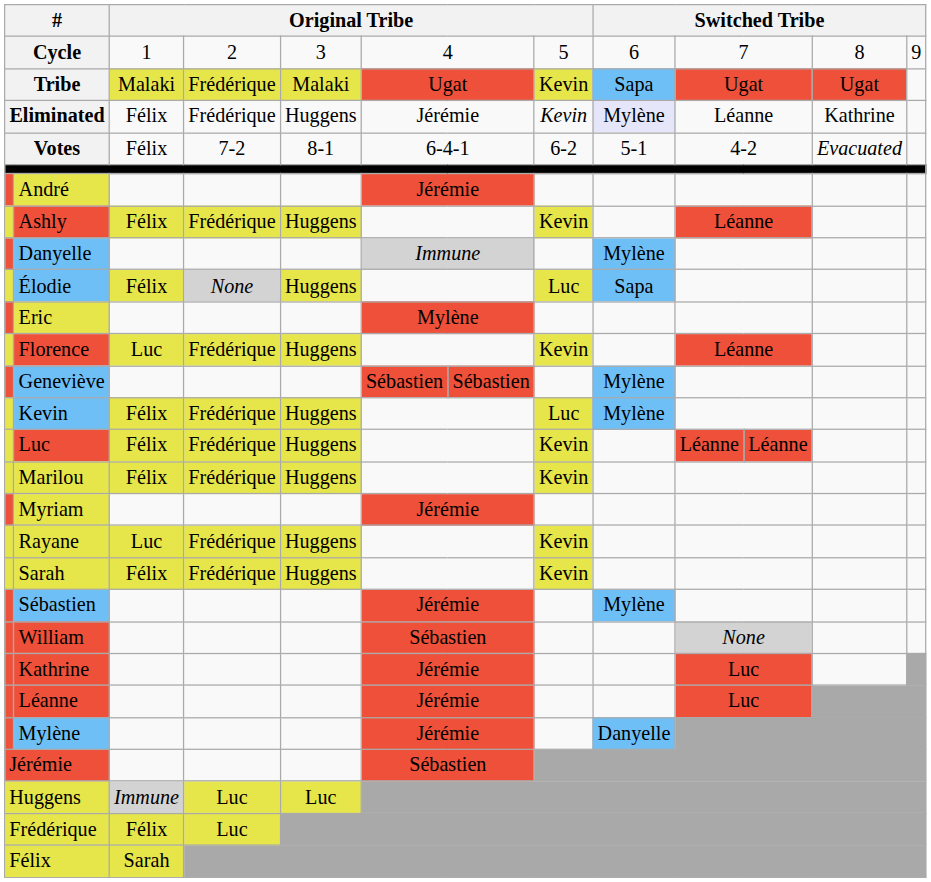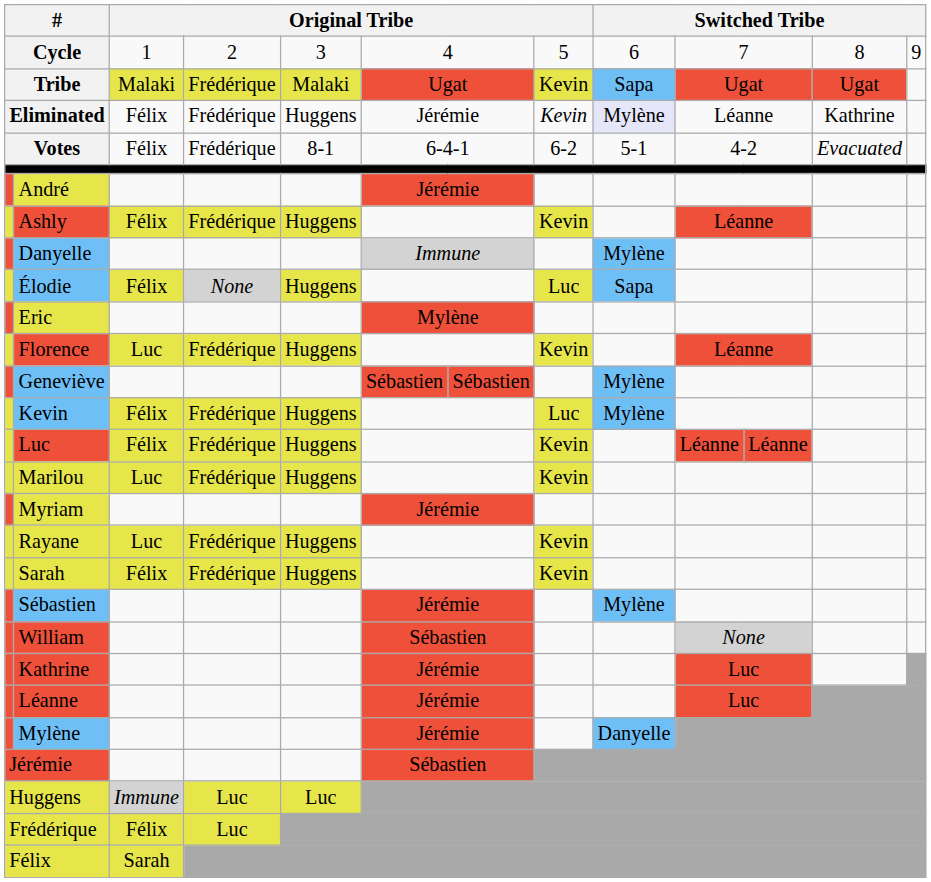(232, 148) 7-2 -> (232, 148) Frédérique
(147, 477) Félix -> (147, 477) Luc
